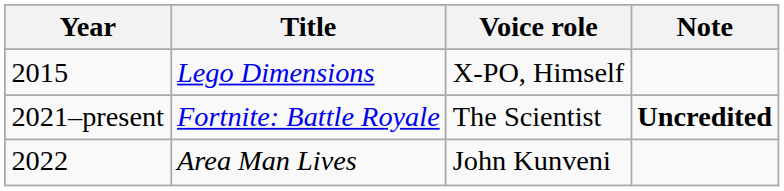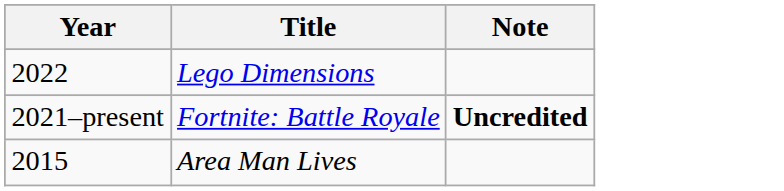- column: (539, 26)
(40, 71) 2015 -> (40, 71) 2022
(40, 161) 2022 -> (40, 161) 2015
